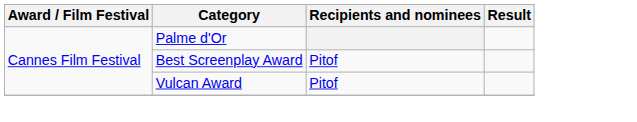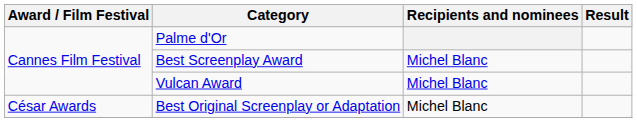(323, 60) Pitof -> (447, 60) Michel Blanc
(323, 83) Pitof -> (447, 83) Michel Blanc
+ row: (278, 106)
